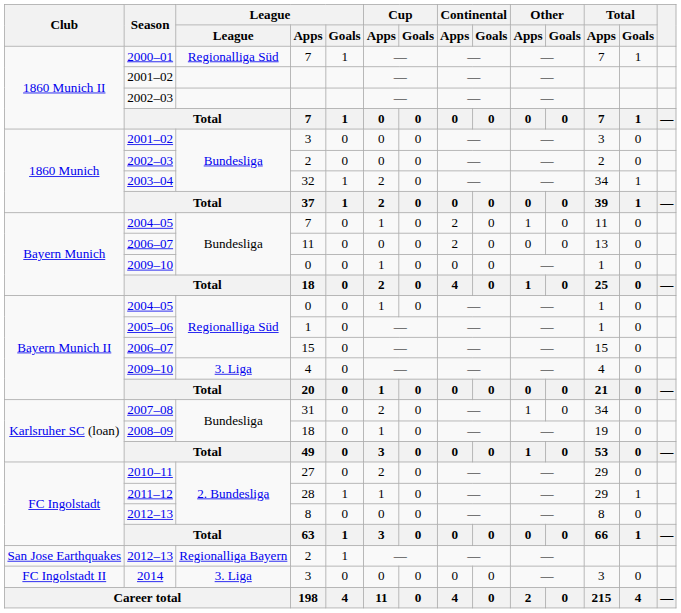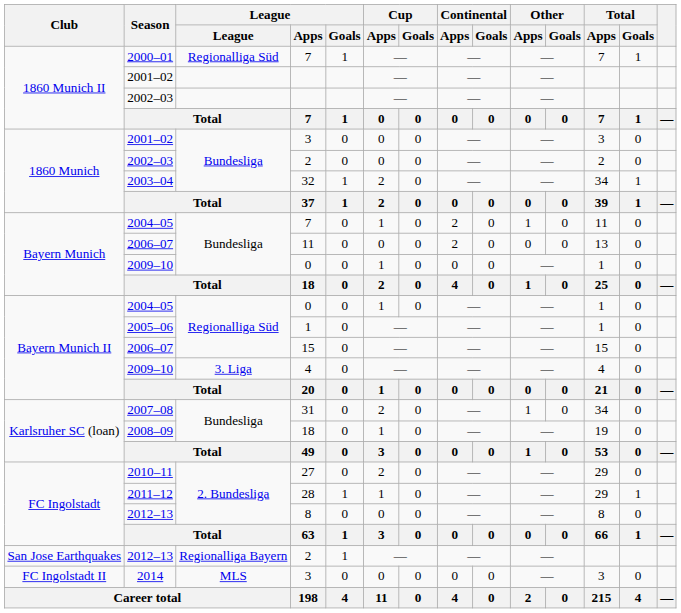(233, 576) 3. Liga -> (233, 576) MLS
